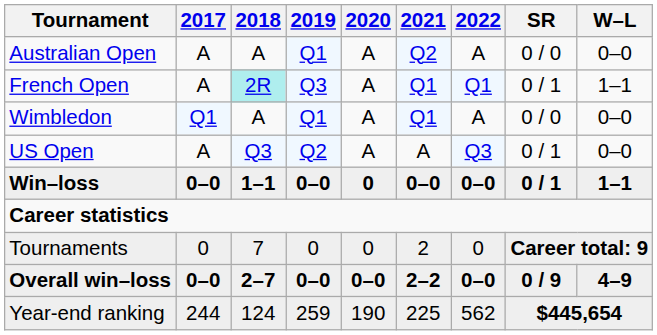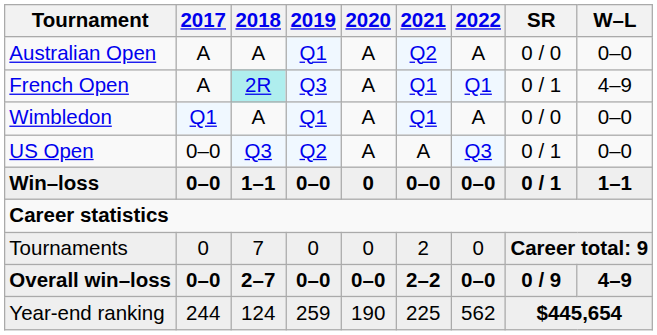(615, 85) 1–1 -> (615, 85) 4–9
(203, 150) A -> (203, 150) 0–0
